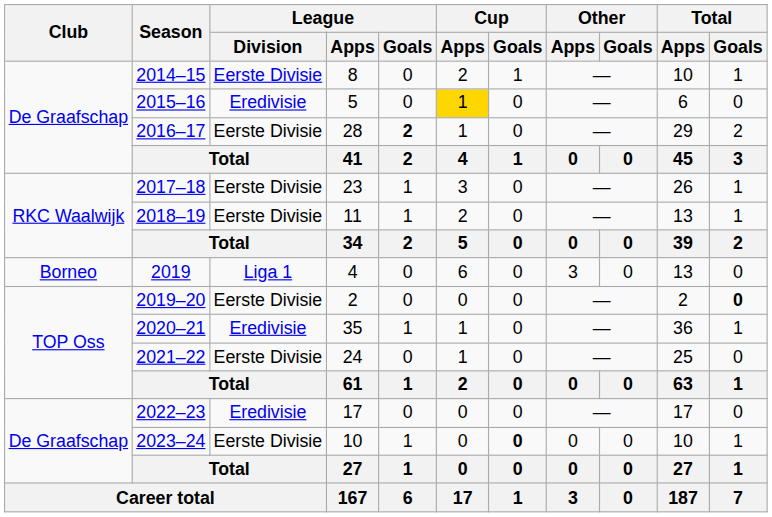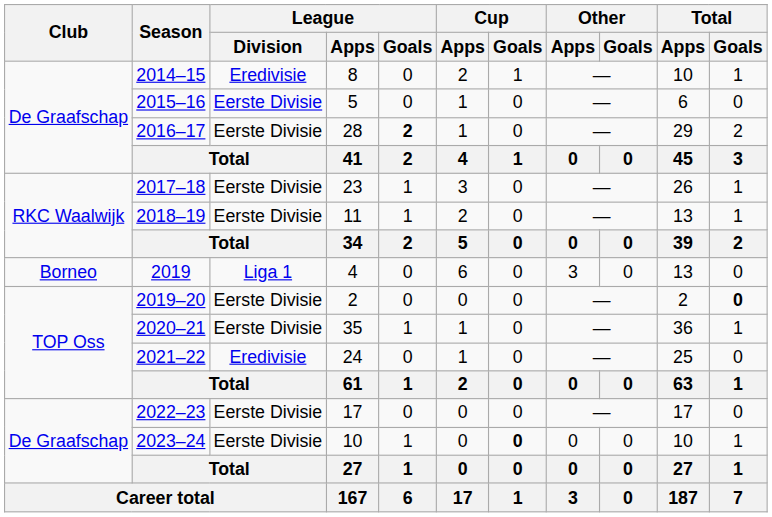(268, 74) Eerste Divisie -> (268, 74) Eredivisie
(268, 103) Eredivisie -> (268, 103) Eerste Divisie
(463, 103) gold background -> (463, 103) no background
(268, 328) Eredivisie -> (268, 328) Eerste Divisie
(268, 356) Eerste Divisie -> (268, 356) Eredivisie
(268, 412) Eredivisie -> (268, 412) Eerste Divisie
